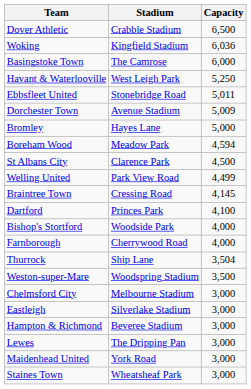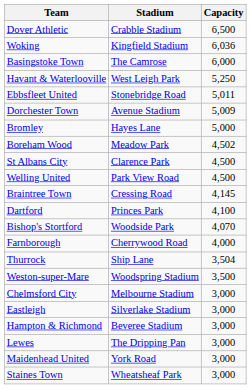(224, 144) 4,594 -> (224, 144) 4,502
(224, 177) 4,499 -> (224, 177) 4,500
(224, 227) 4,000 -> (224, 227) 4,070
